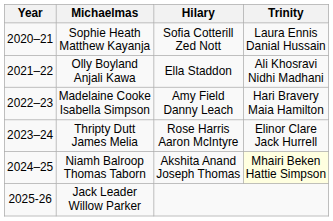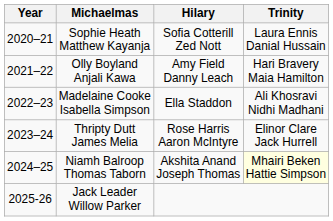(198, 71) Ella Staddon -> (198, 71) Amy Field Danny Leach
(286, 71) Ali Khosravi Nidhi Madhani -> (286, 71) Hari Bravery Maia Hamilton
(198, 103) Amy Field Danny Leach -> (198, 103) Ella Staddon
(286, 103) Hari Bravery Maia Hamilton -> (286, 103) Ali Khosravi Nidhi Madhani
